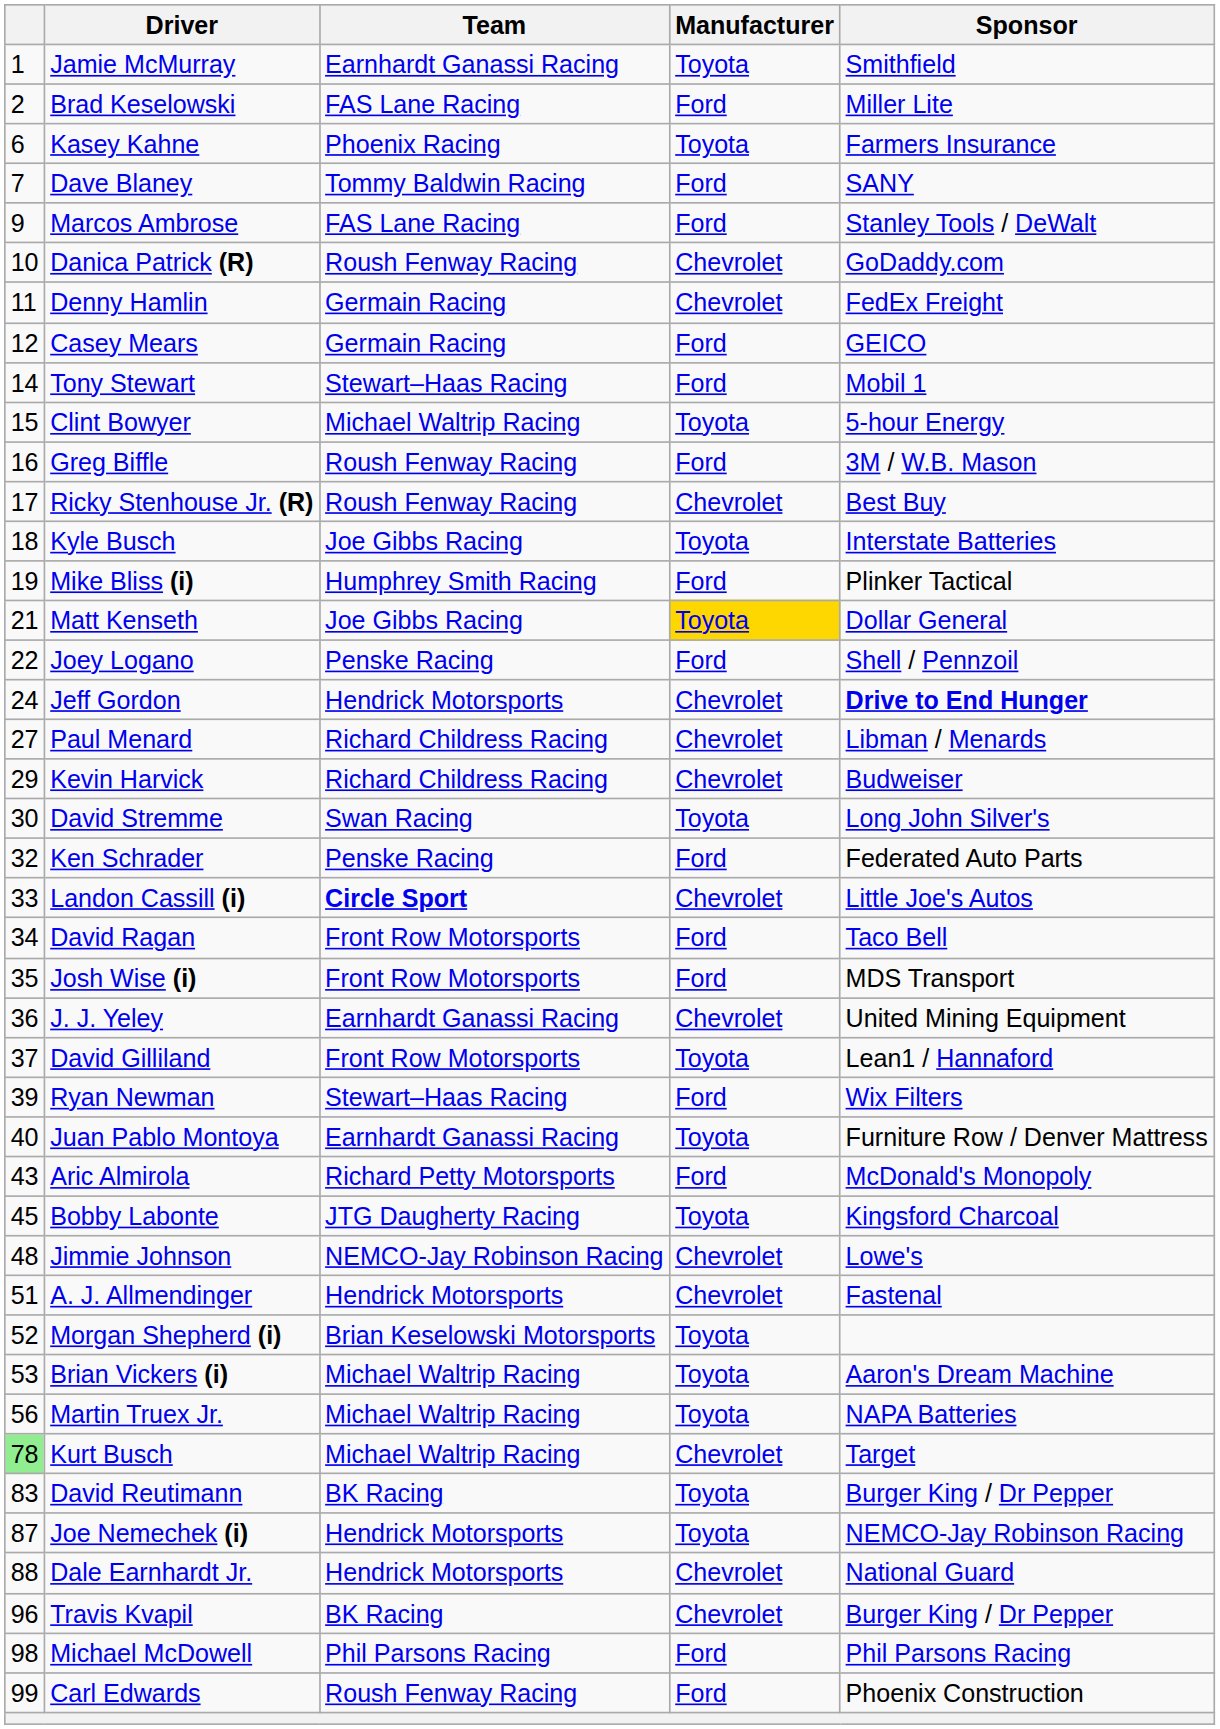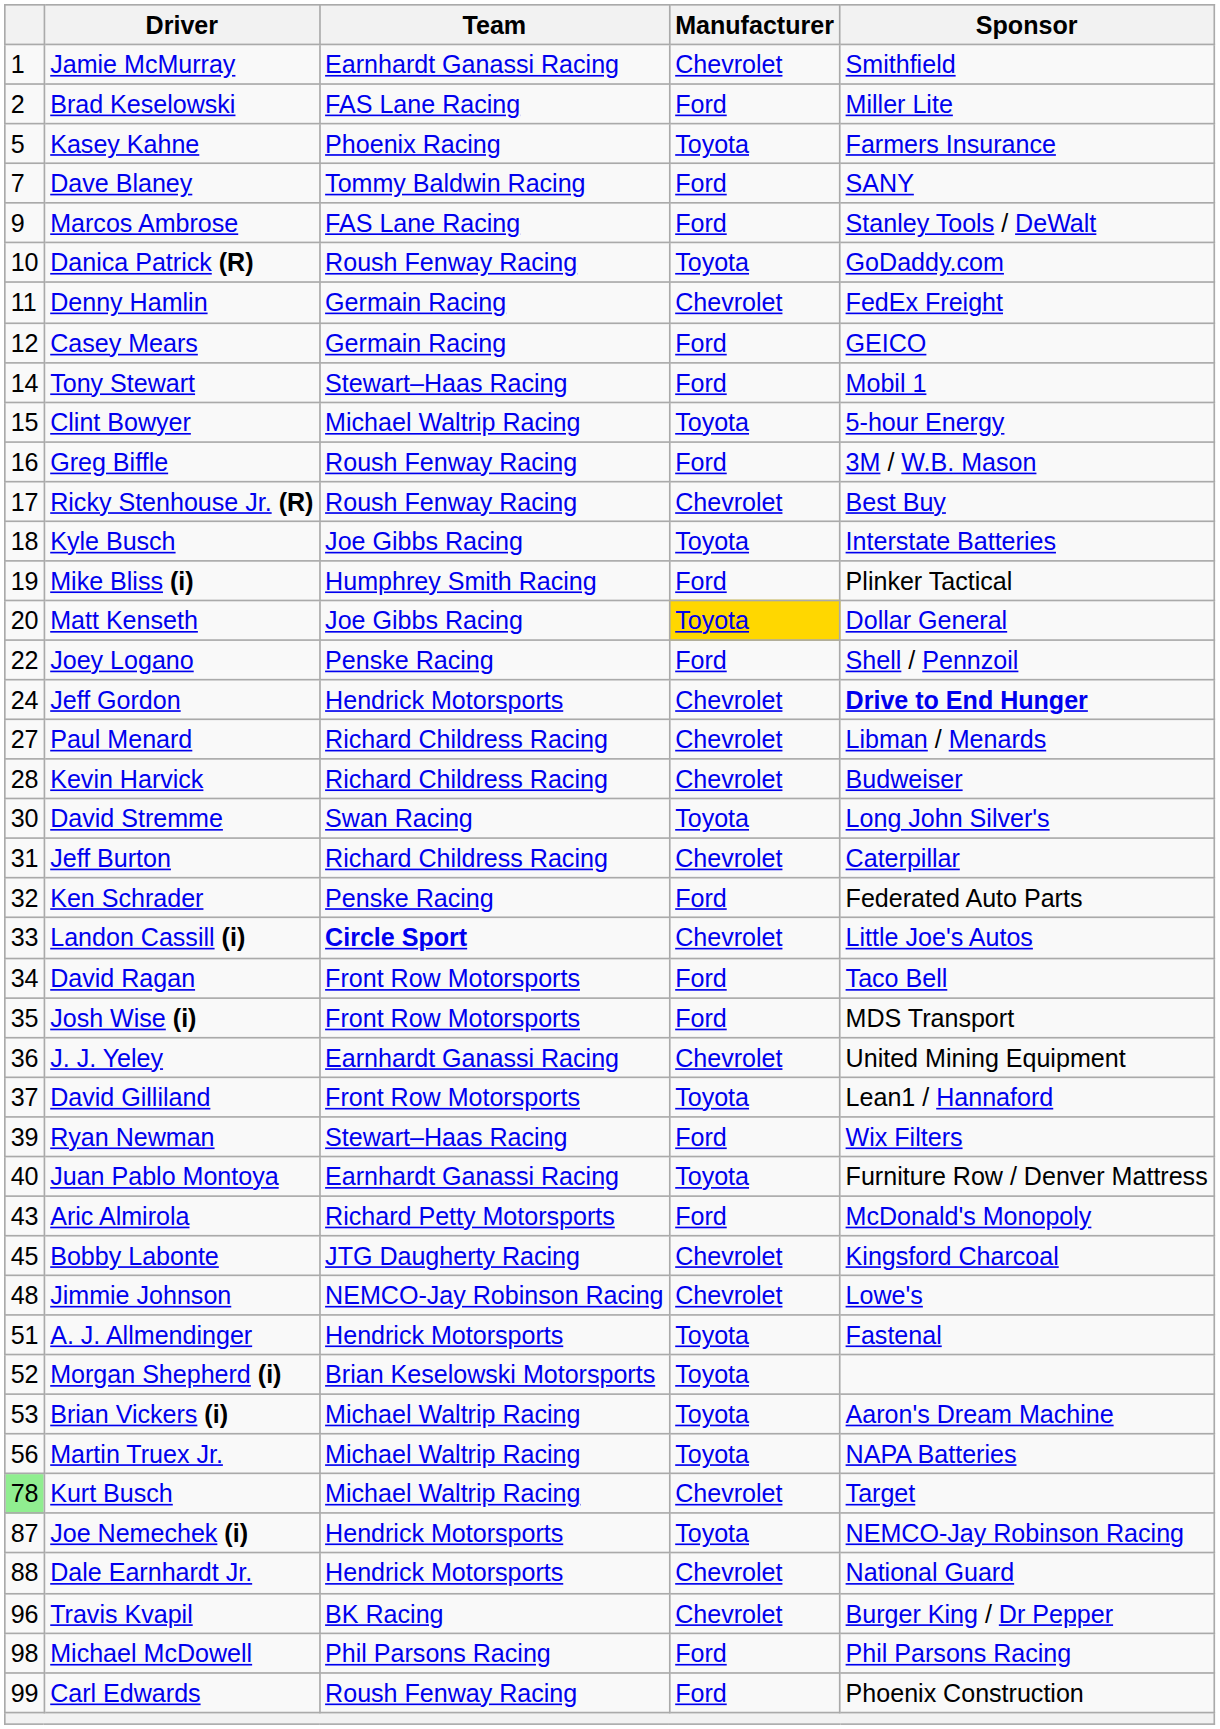(712, 65) Toyota -> (729, 65) Chevrolet
(18, 144) 6 -> (18, 144) 5
(729, 263) Chevrolet -> (712, 263) Toyota
(25, 620) 21 -> (25, 620) 20
(25, 779) 29 -> (25, 779) 28
+ row: (111, 859)
(712, 1216) Toyota -> (729, 1256) Chevrolet
(729, 1295) Chevrolet -> (712, 1335) Toyota
- row: (146, 1494)
